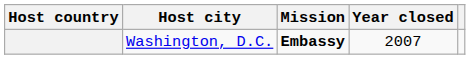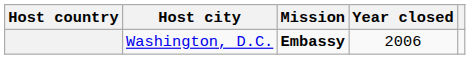(403, 42) 2007 -> (403, 42) 2006
